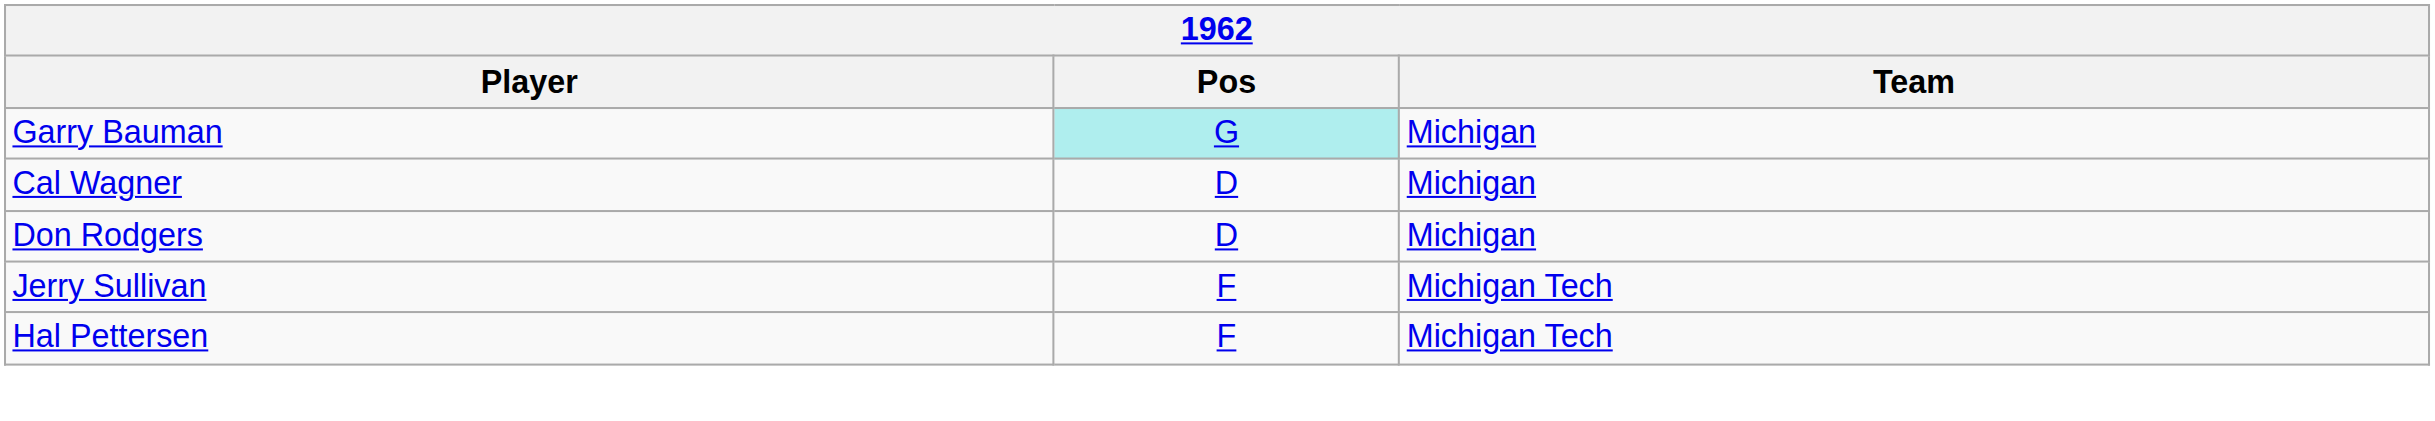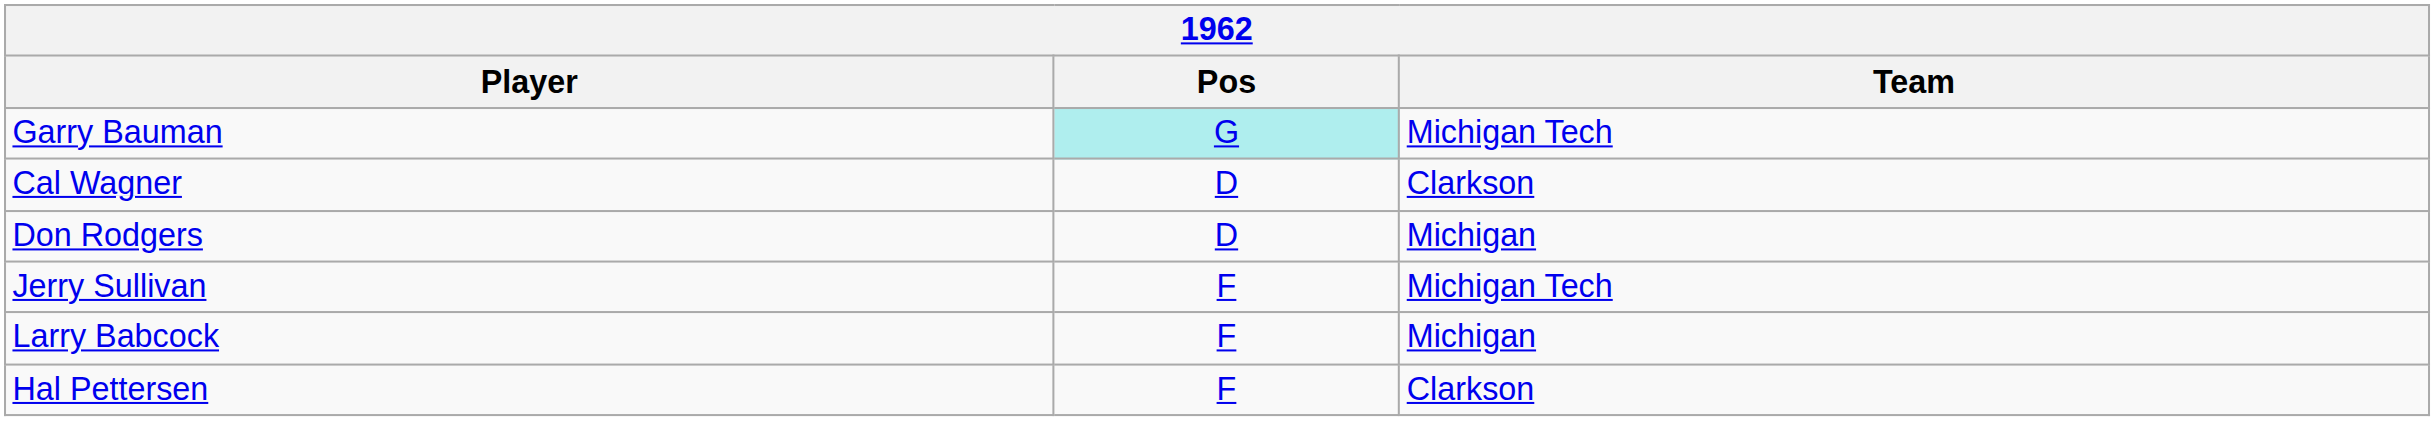(1471, 132) Michigan -> (1510, 132) Michigan Tech
(1471, 183) Michigan -> (1471, 183) Clarkson
+ row: (116, 337)
(1510, 337) Michigan Tech -> (1471, 388) Clarkson
